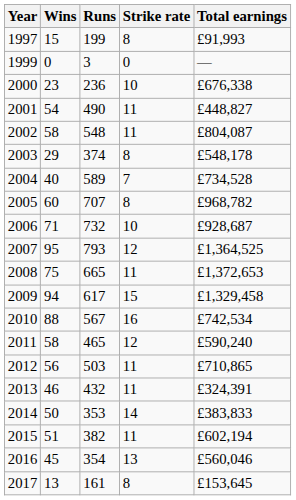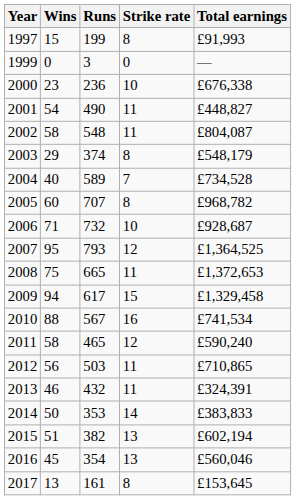(225, 156) £548,178 -> (225, 156) £548,179
(225, 319) £742,534 -> (225, 319) £741,534
(130, 436) 11 -> (130, 436) 13
